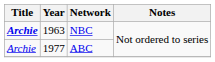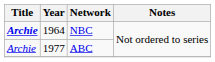(54, 30) 1963 -> (54, 30) 1964
